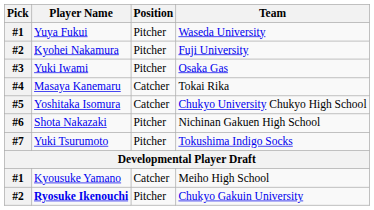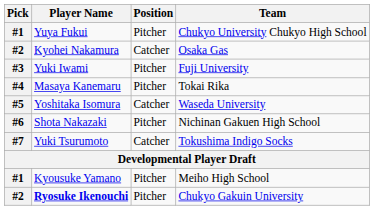(222, 31) Waseda University -> (273, 31) Chukyo University Chukyo High School
(150, 50) Pitcher -> (151, 50) Catcher
(213, 50) Fuji University -> (203, 50) Osaka Gas
(203, 68) Osaka Gas -> (213, 68) Fuji University
(151, 86) Catcher -> (150, 86) Pitcher
(273, 104) Chukyo University Chukyo High School -> (222, 104) Waseda University
(150, 141) Pitcher -> (151, 141) Catcher
(151, 178) Catcher -> (150, 178) Pitcher
